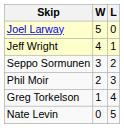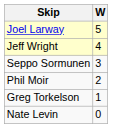- column: (114, 13)
